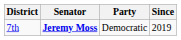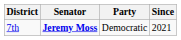(162, 27) 2019 -> (162, 27) 2021
